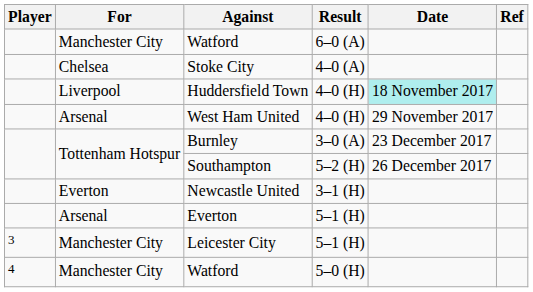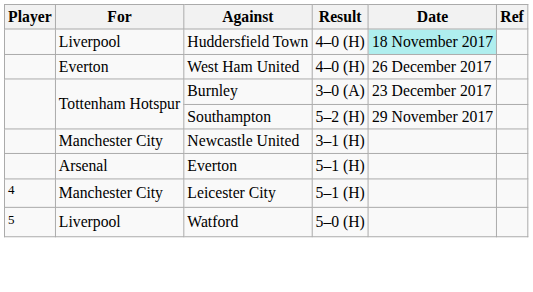- row: (213, 41)
- row: (221, 66)
(83, 116) Arsenal -> (84, 66) Everton
(433, 116) 29 November 2017 -> (432, 66) 26 December 2017
(432, 166) 26 December 2017 -> (433, 116) 29 November 2017
(84, 191) Everton -> (111, 141) Manchester City
(11, 239) 3 -> (11, 190) 4
(11, 268) 4 -> (11, 219) 5
(111, 271) Manchester City -> (90, 222) Liverpool
